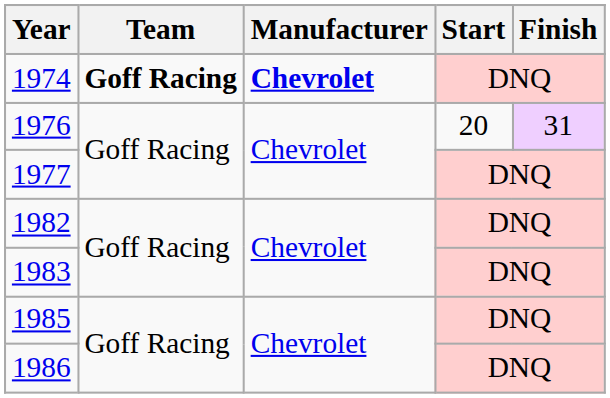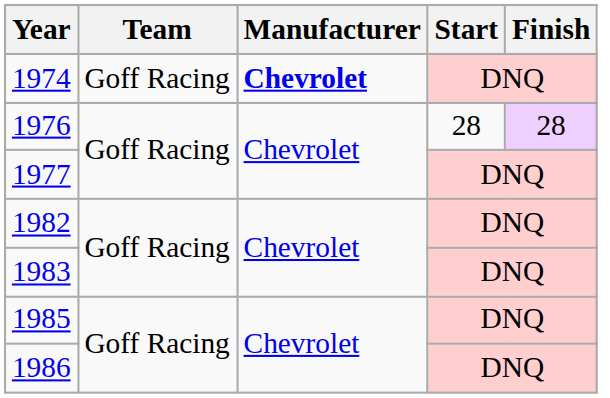(161, 77) bold -> (157, 77) normal
(473, 126) 20 -> (466, 126) 28
(558, 126) 31 -> (551, 126) 28
